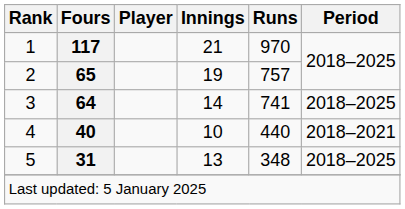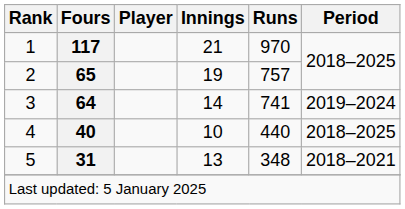(351, 103) 2018–2025 -> (351, 103) 2019–2024
(351, 132) 2018–2021 -> (351, 132) 2018–2025
(351, 160) 2018–2025 -> (351, 160) 2018–2021
